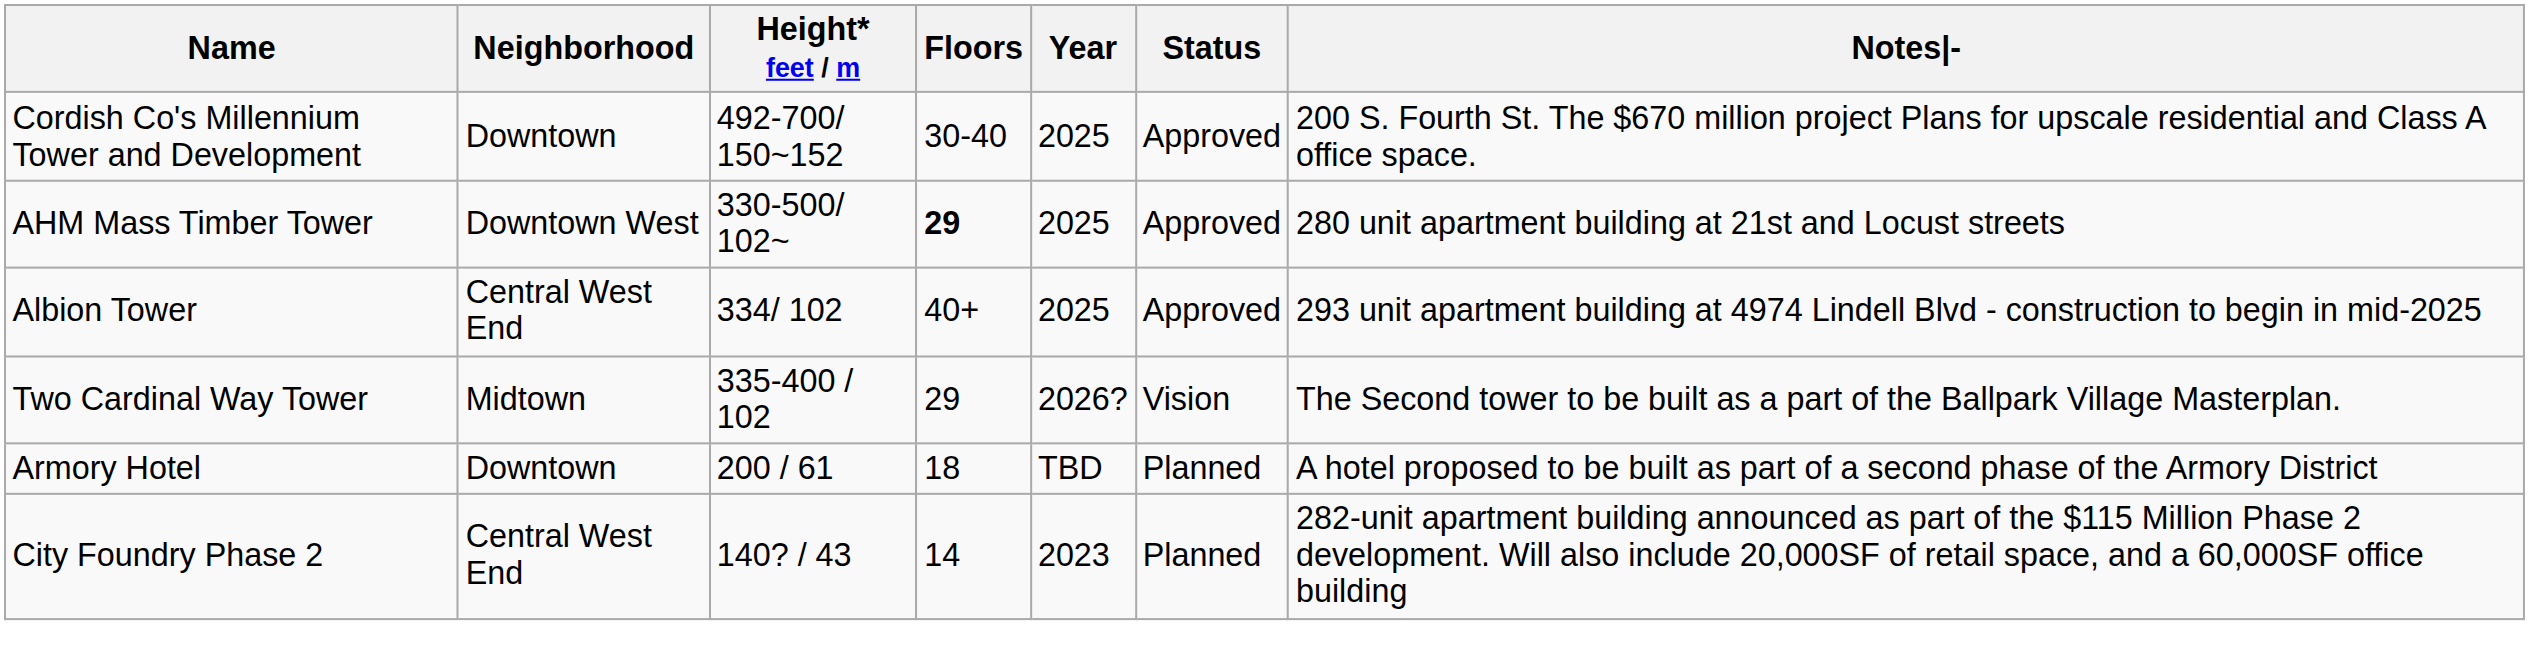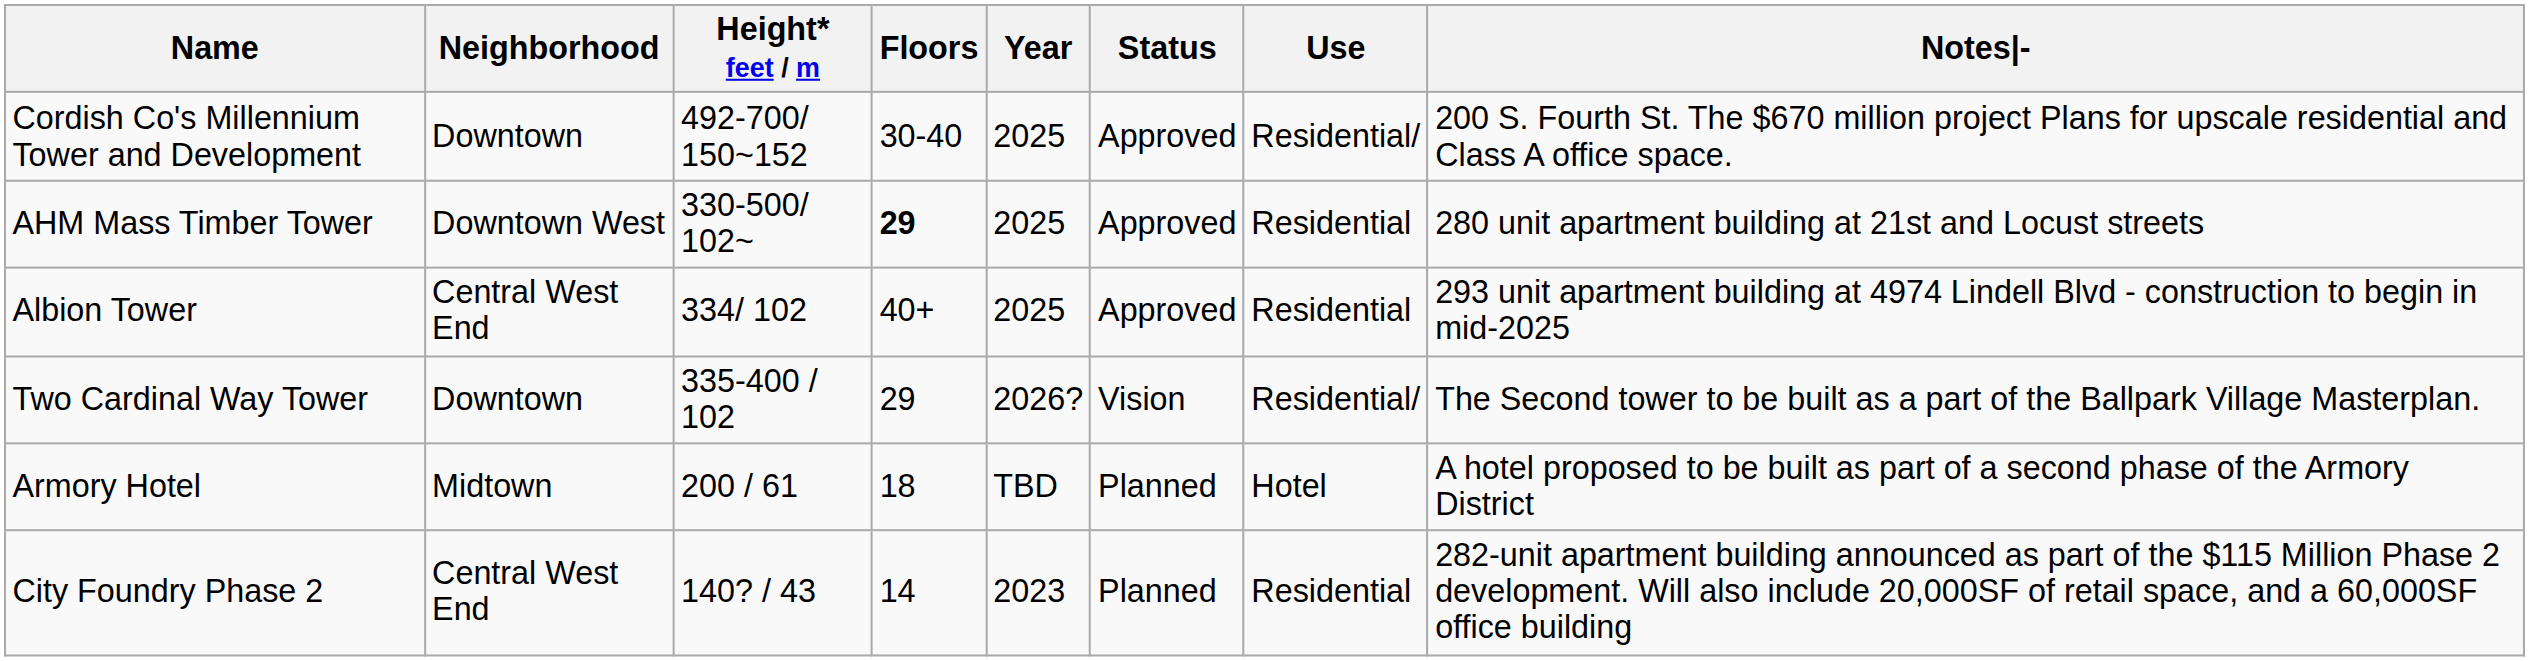+ column: (1336, 48)
(526, 398) Midtown -> (508, 398) Downtown
(541, 468) Downtown -> (492, 486) Midtown
